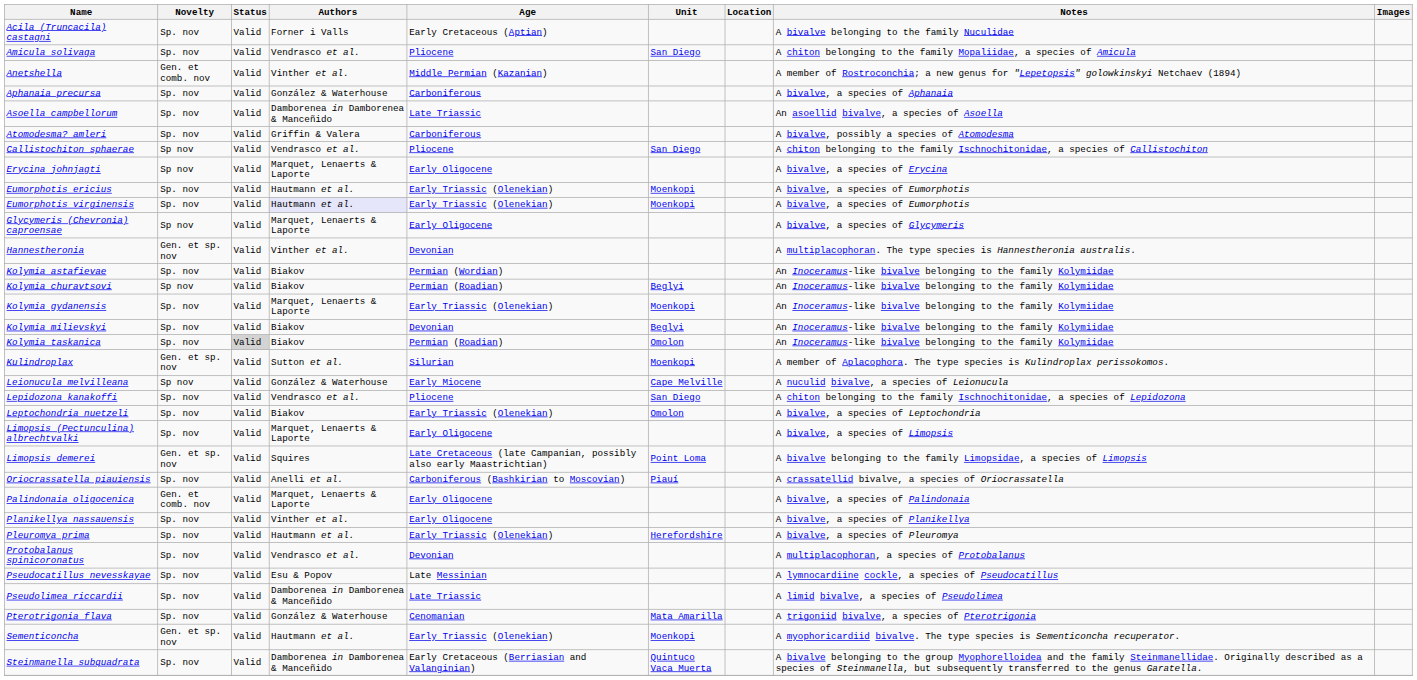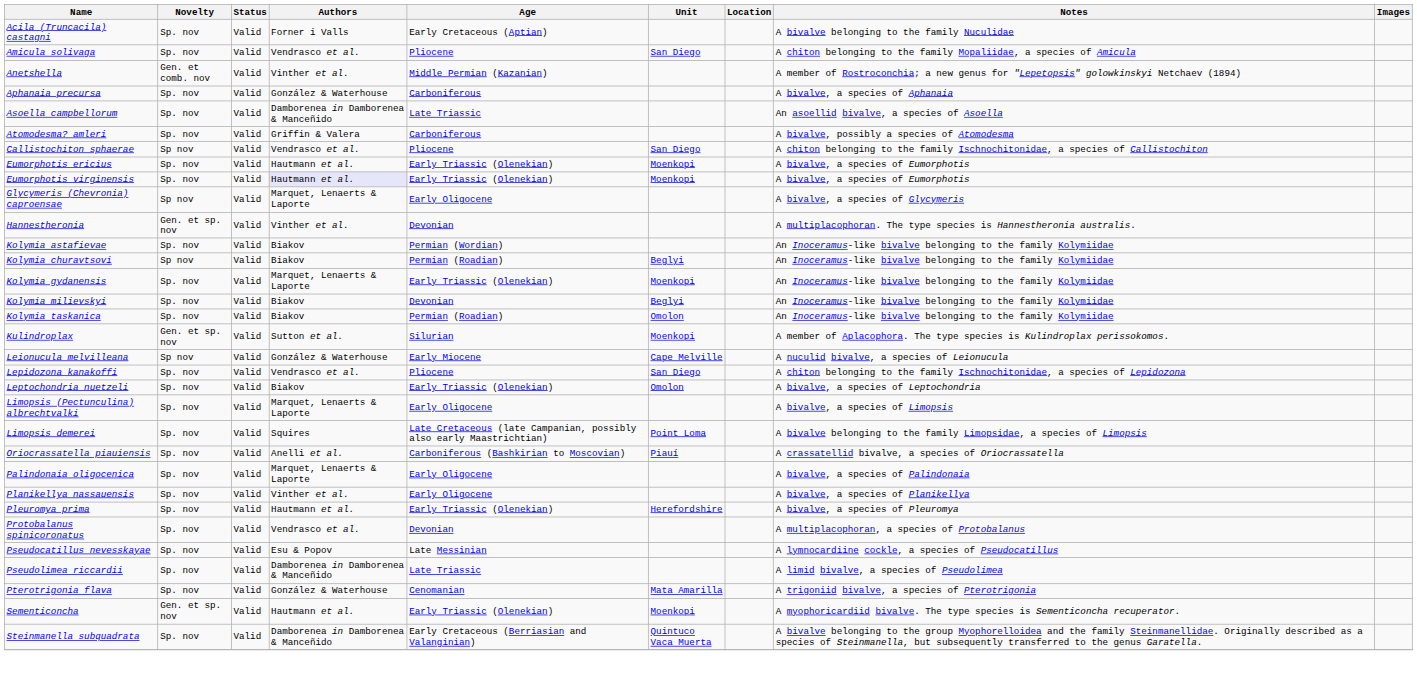- row: (54, 169)
(247, 342) lightgrey background -> (247, 316) no background
(191, 459) Gen. et sp. nov -> (180, 433) Sp. nov
(185, 500) Gen. et comb. nov -> (180, 474) Sp. nov
